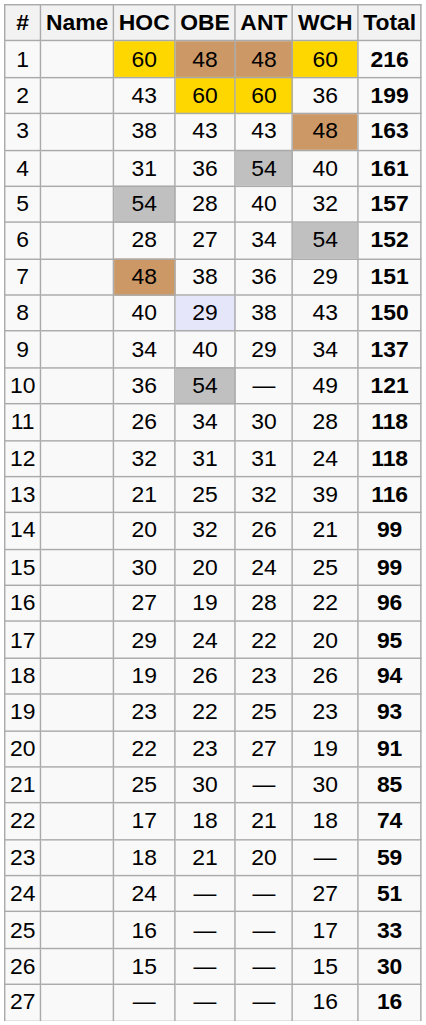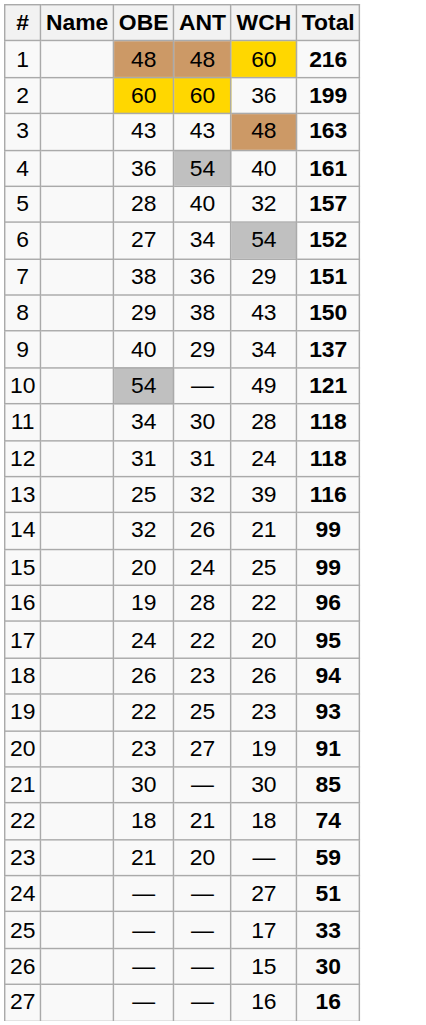- column: (144, 22)
(205, 312) lavender background -> (144, 312) no background
